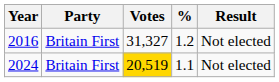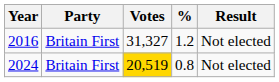(185, 64) 1.1 -> (185, 64) 0.8
